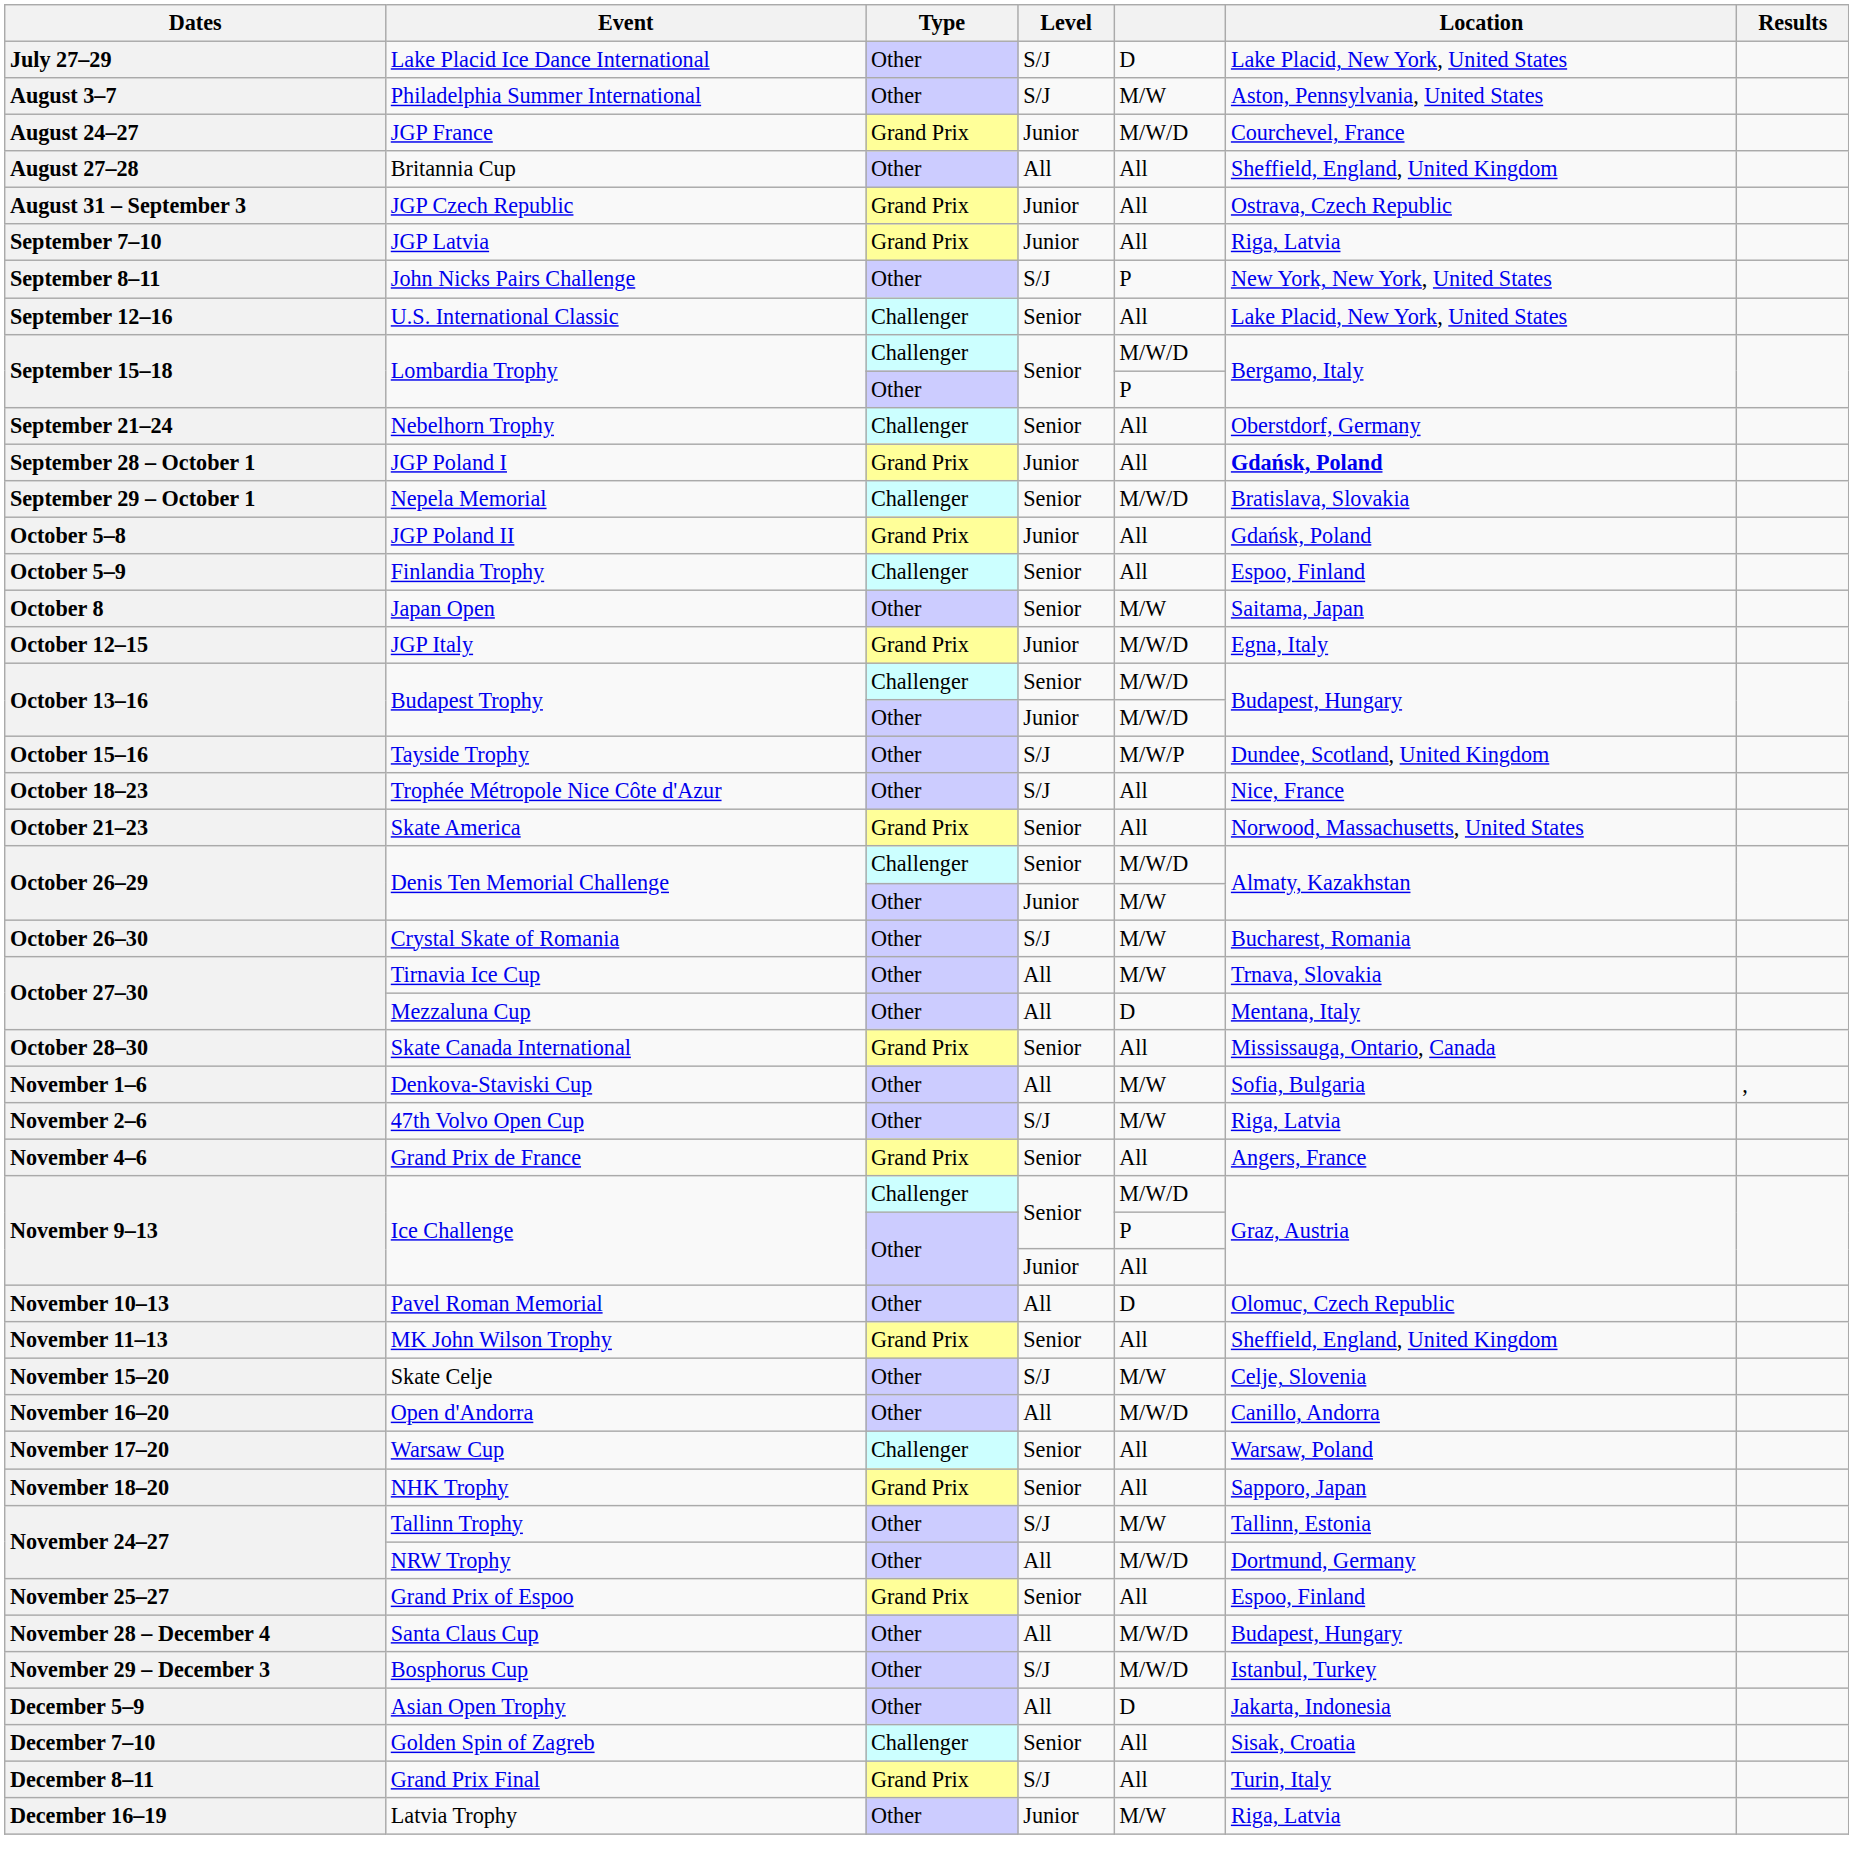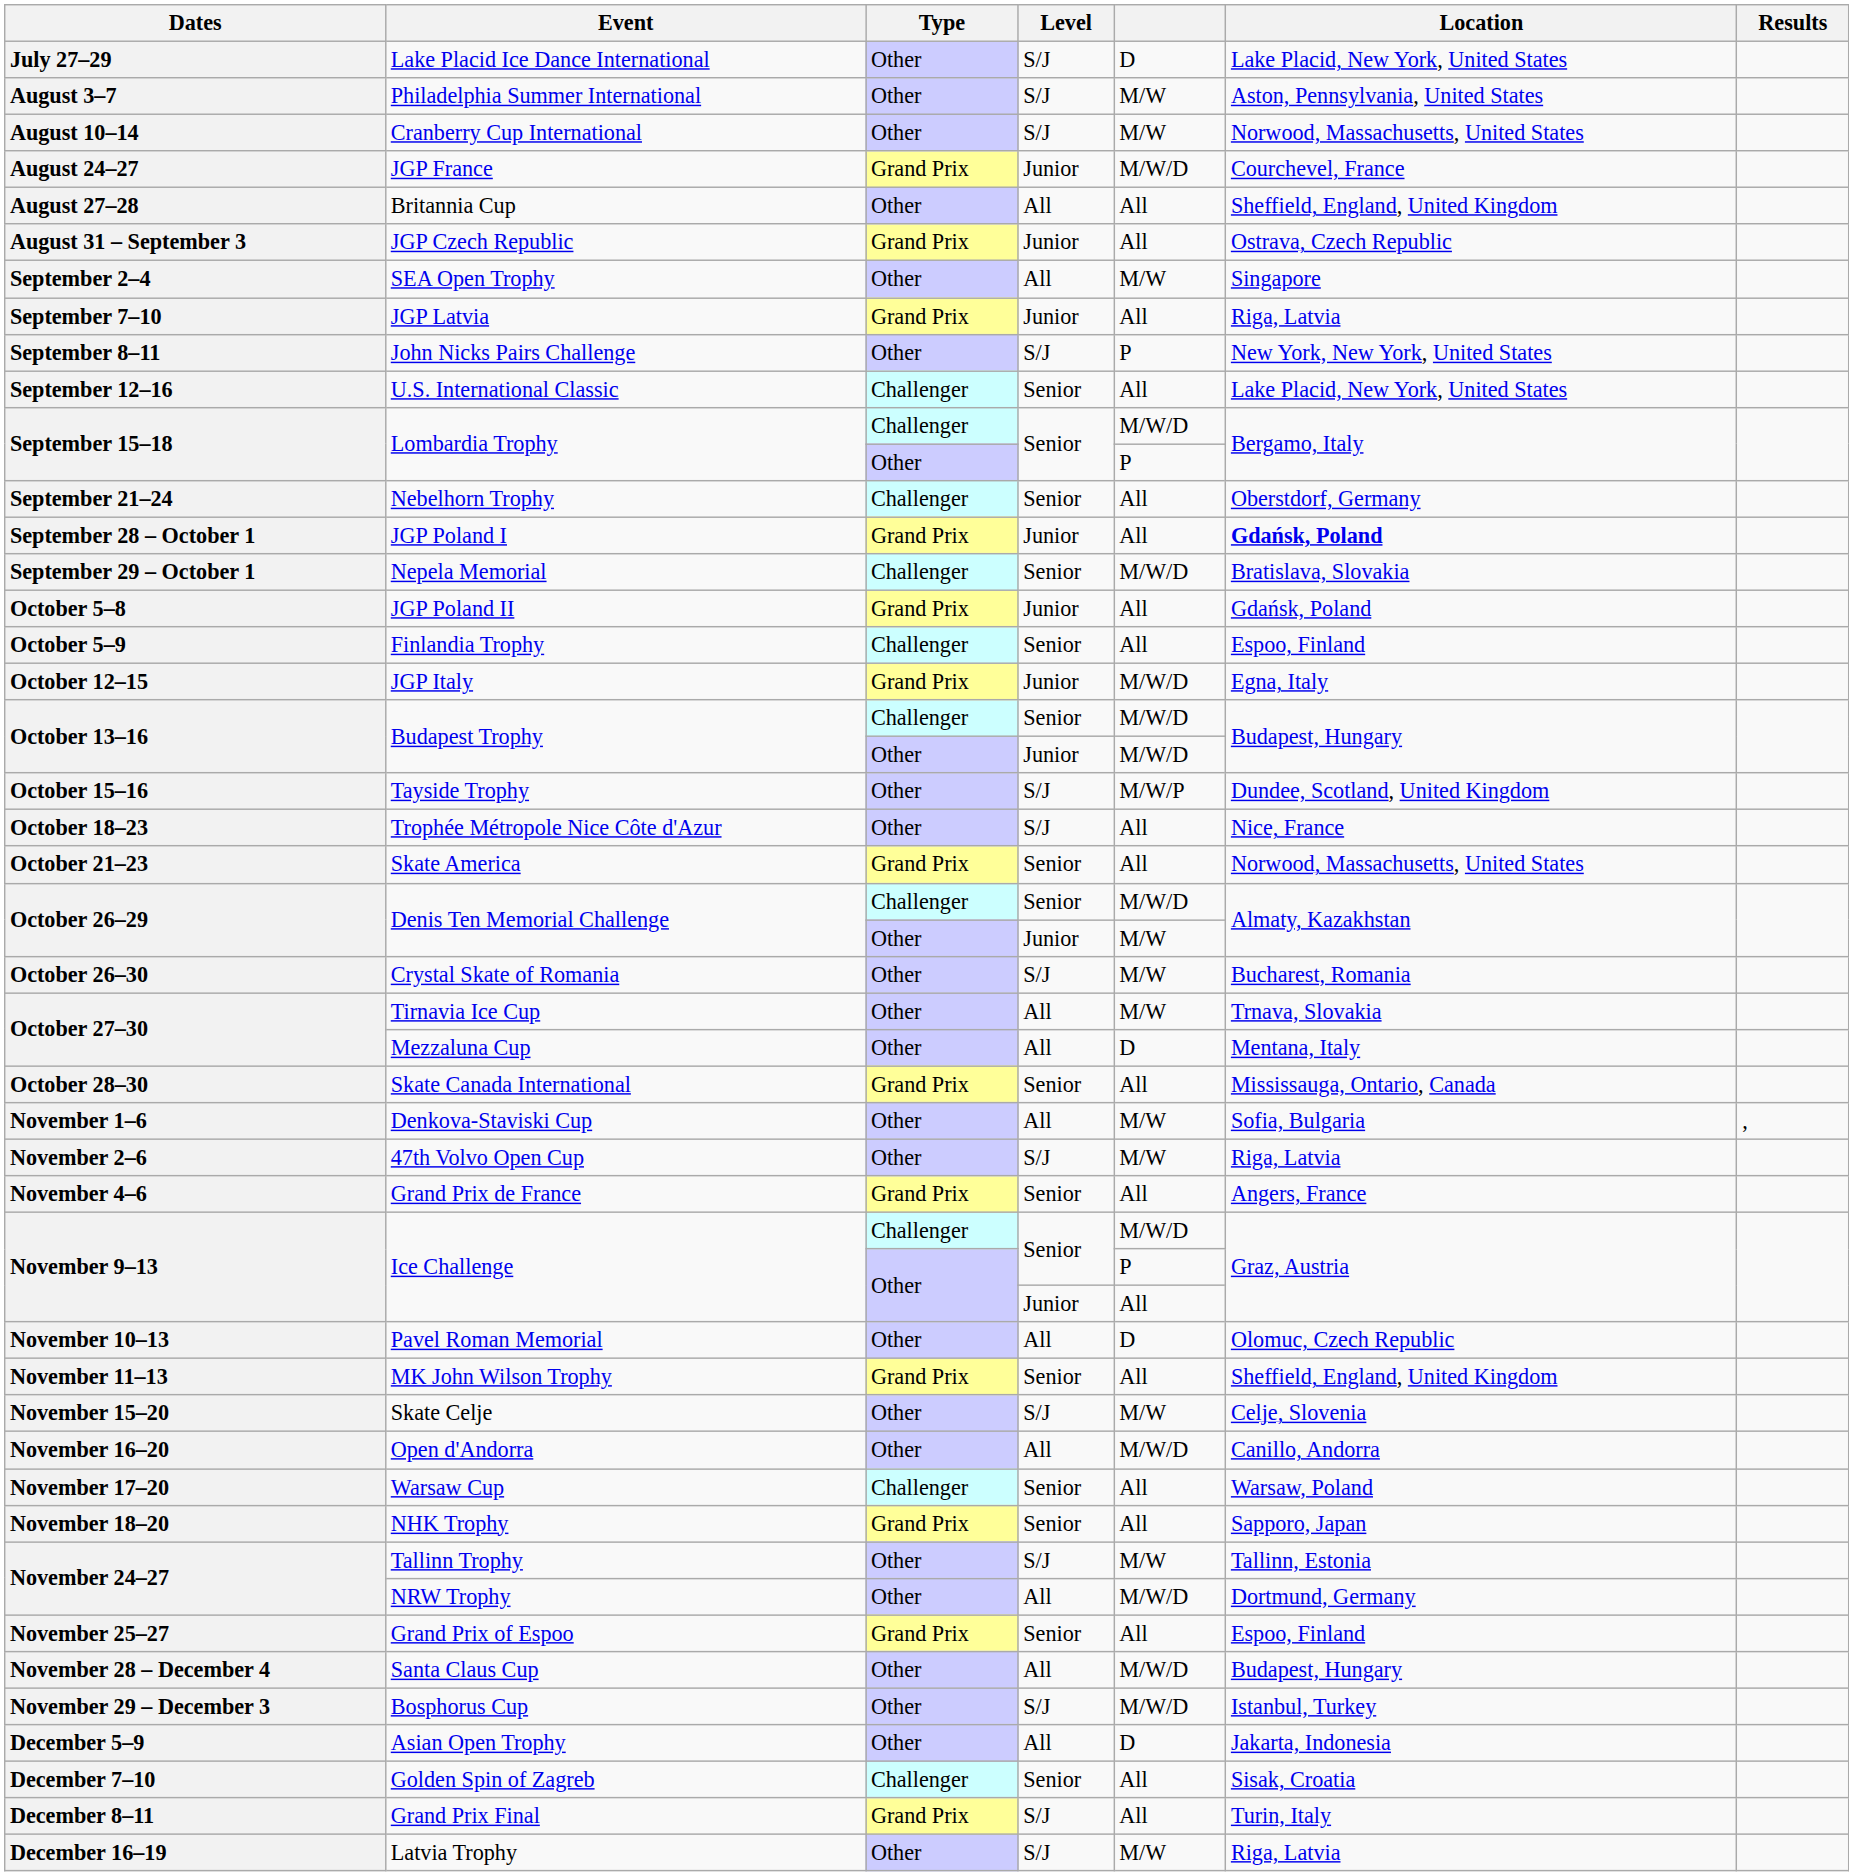+ row: (516, 132)
+ row: (473, 279)
- row: (443, 608)
(1051, 1815) Junior -> (1037, 1852) S/J
